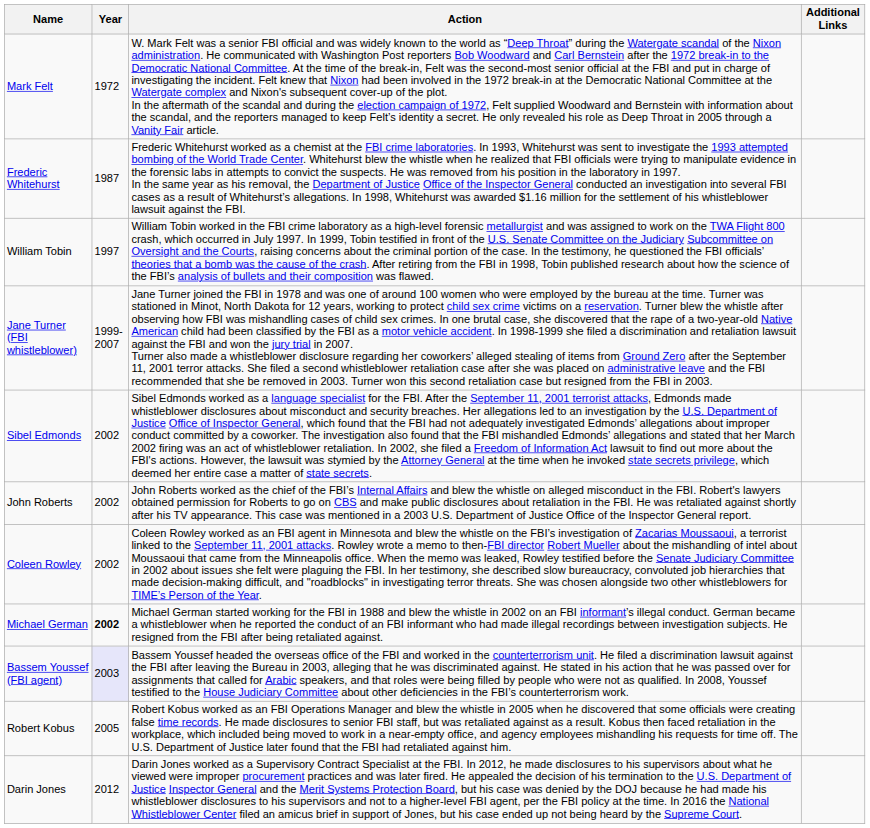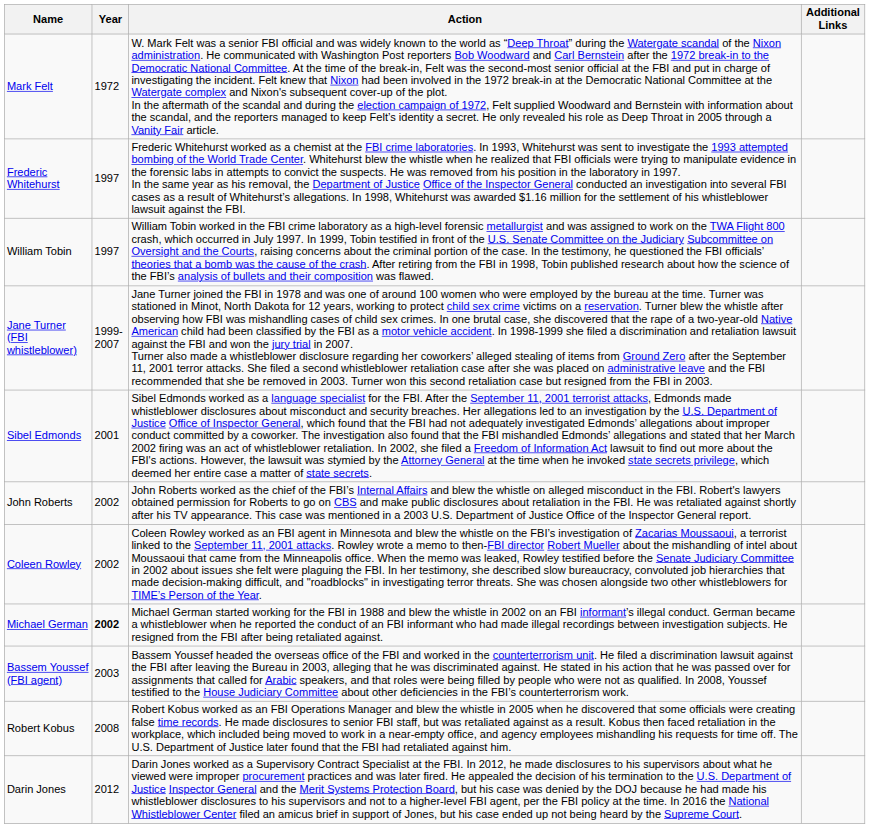(107, 178) 1987 -> (107, 178) 1997
(107, 436) 2002 -> (107, 436) 2001
(107, 673) lavender background -> (107, 673) no background
(107, 728) 2005 -> (107, 728) 2008
